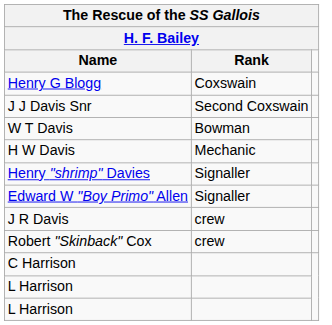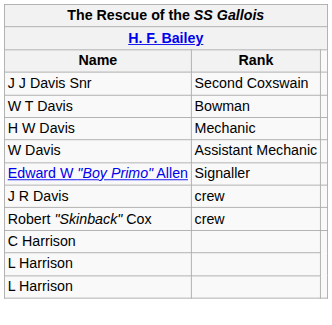- row: (54, 83)
+ row: (34, 151)
- row: (79, 173)
